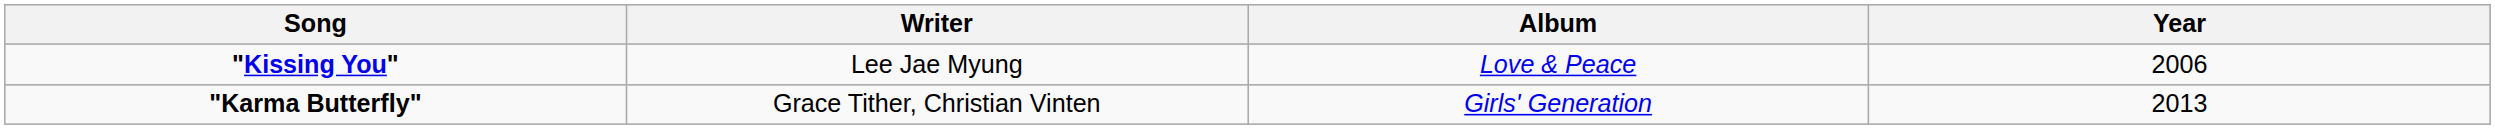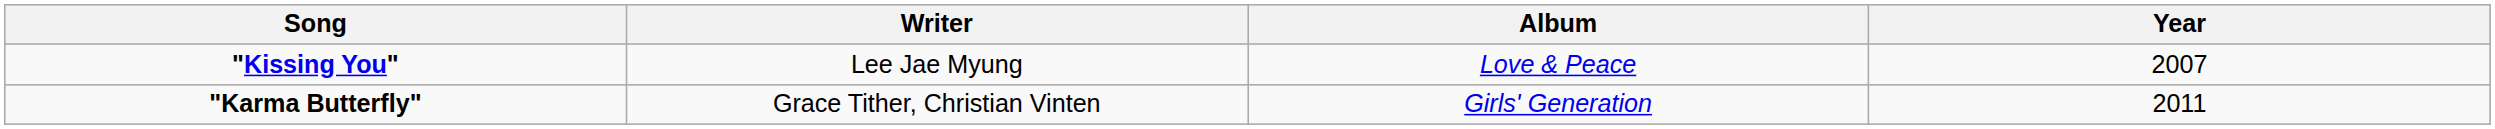(2179, 64) 2006 -> (2179, 64) 2007
(2179, 104) 2013 -> (2179, 104) 2011
